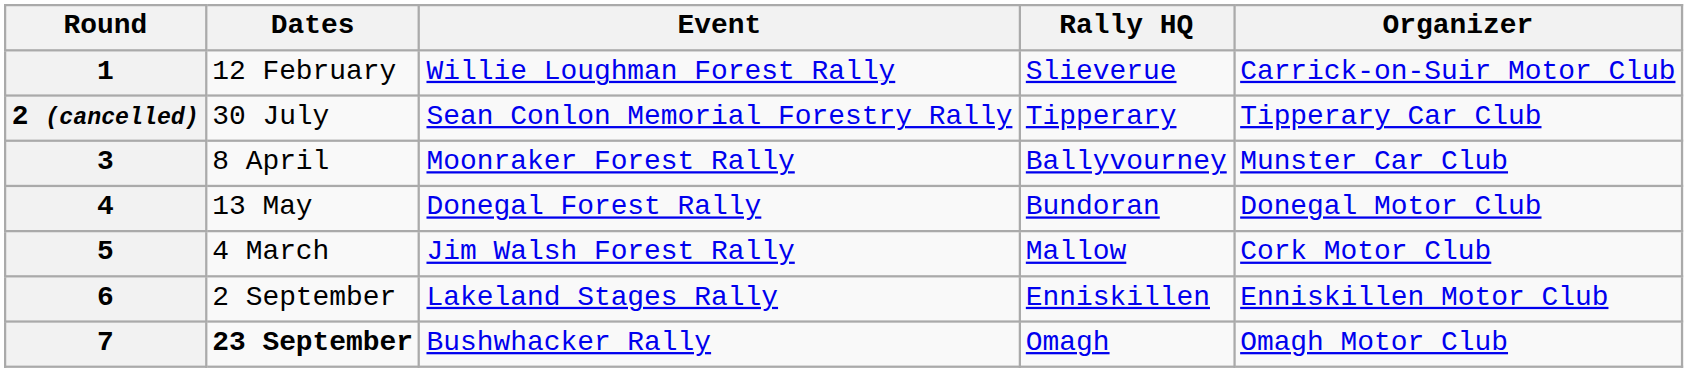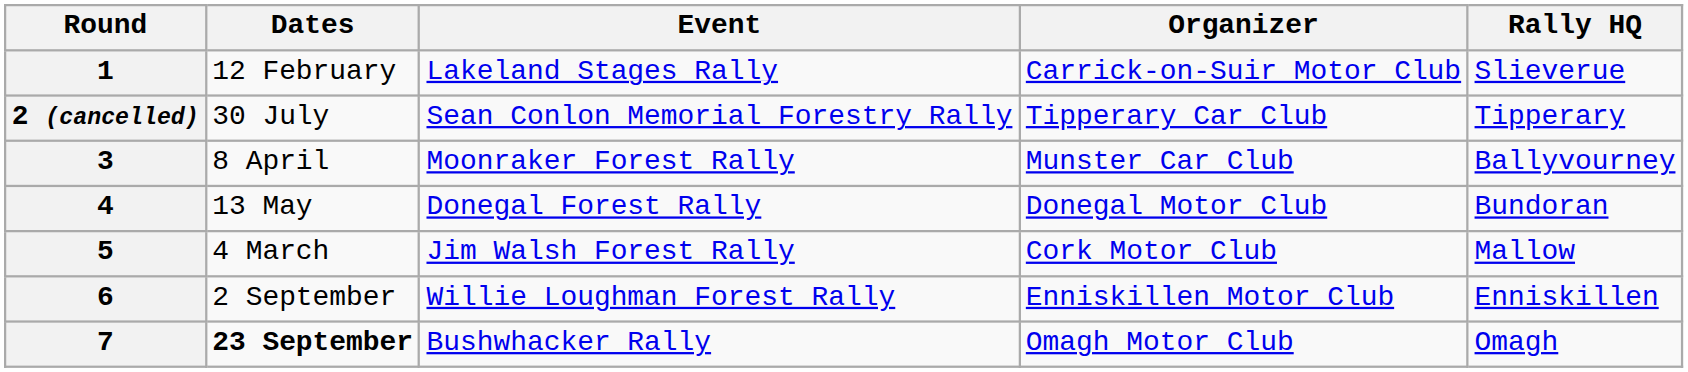columns swapped: (1126, 28) <-> (1458, 28)
(661, 73) Willie Loughman Forest Rally -> (602, 73) Lakeland Stages Rally
(602, 298) Lakeland Stages Rally -> (661, 298) Willie Loughman Forest Rally
